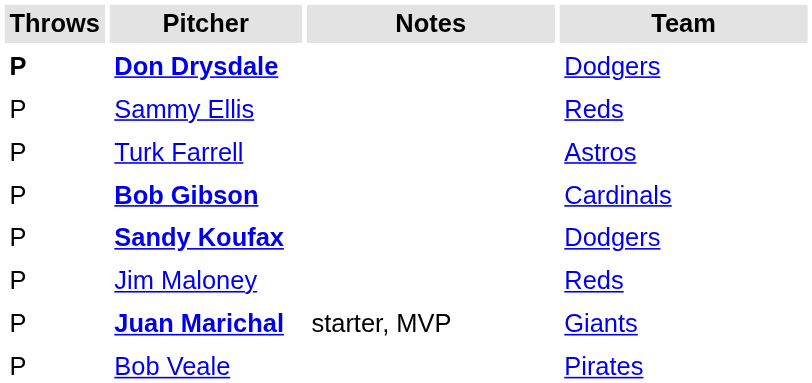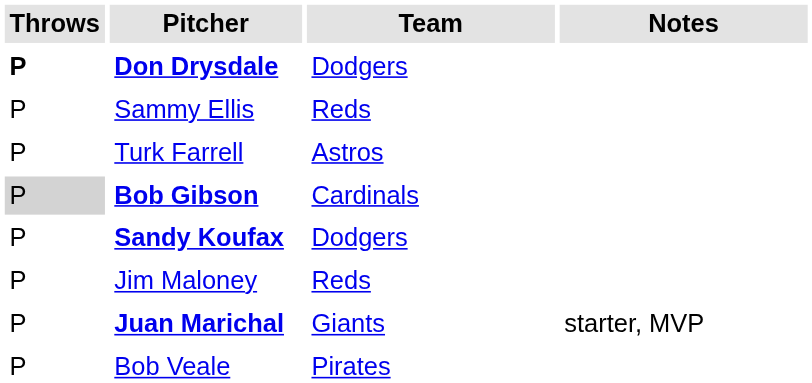columns swapped: (684, 23) <-> (431, 23)
(18, 195) no background -> (18, 195) lightgrey background
